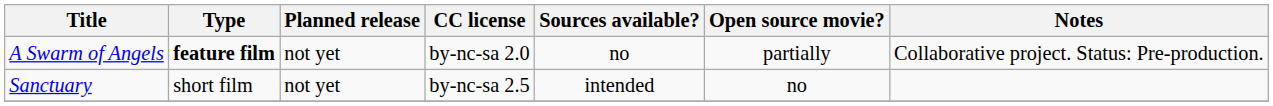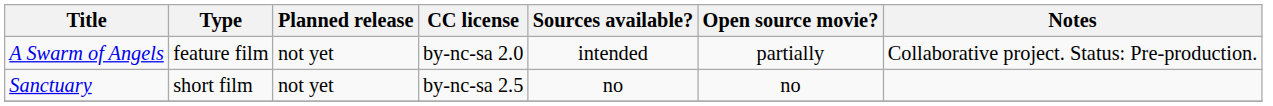(224, 52) bold -> (221, 52) normal
(619, 52) no -> (613, 52) intended
(619, 85) intended -> (613, 85) no
